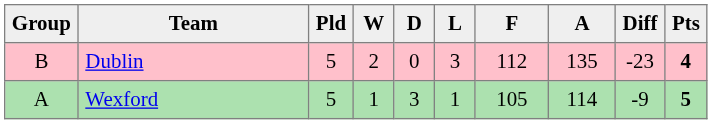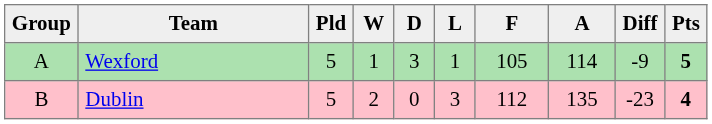rows swapped: (122, 99) <-> (114, 61)
